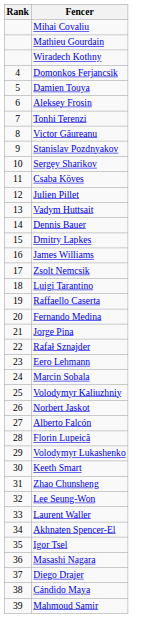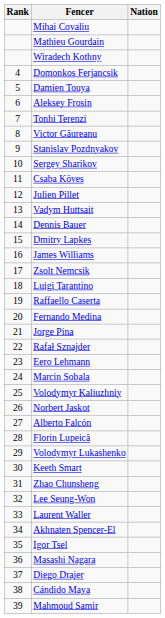+ column: (144, 12)
